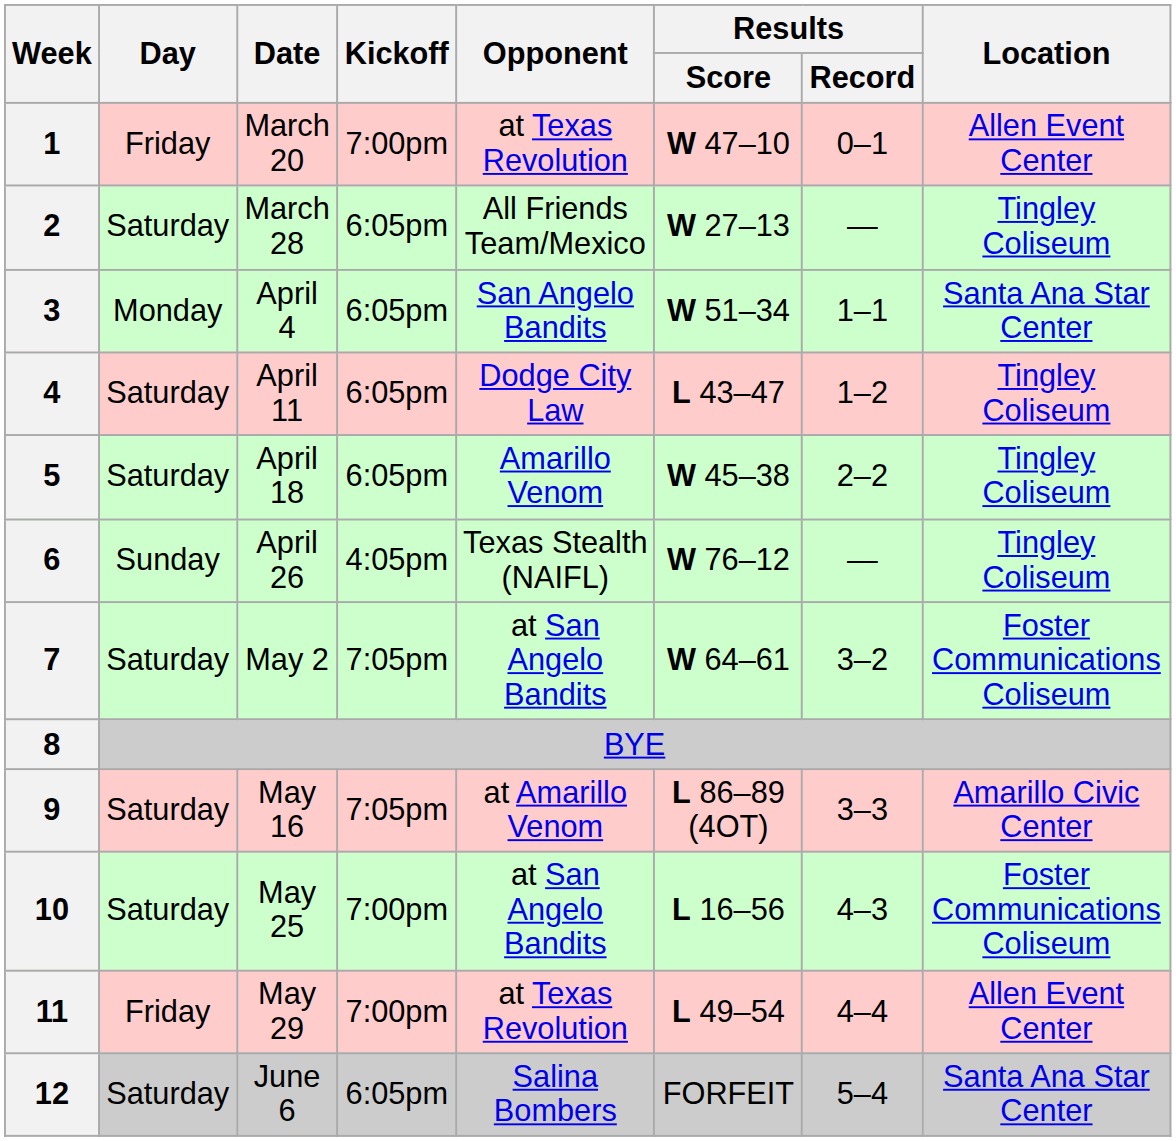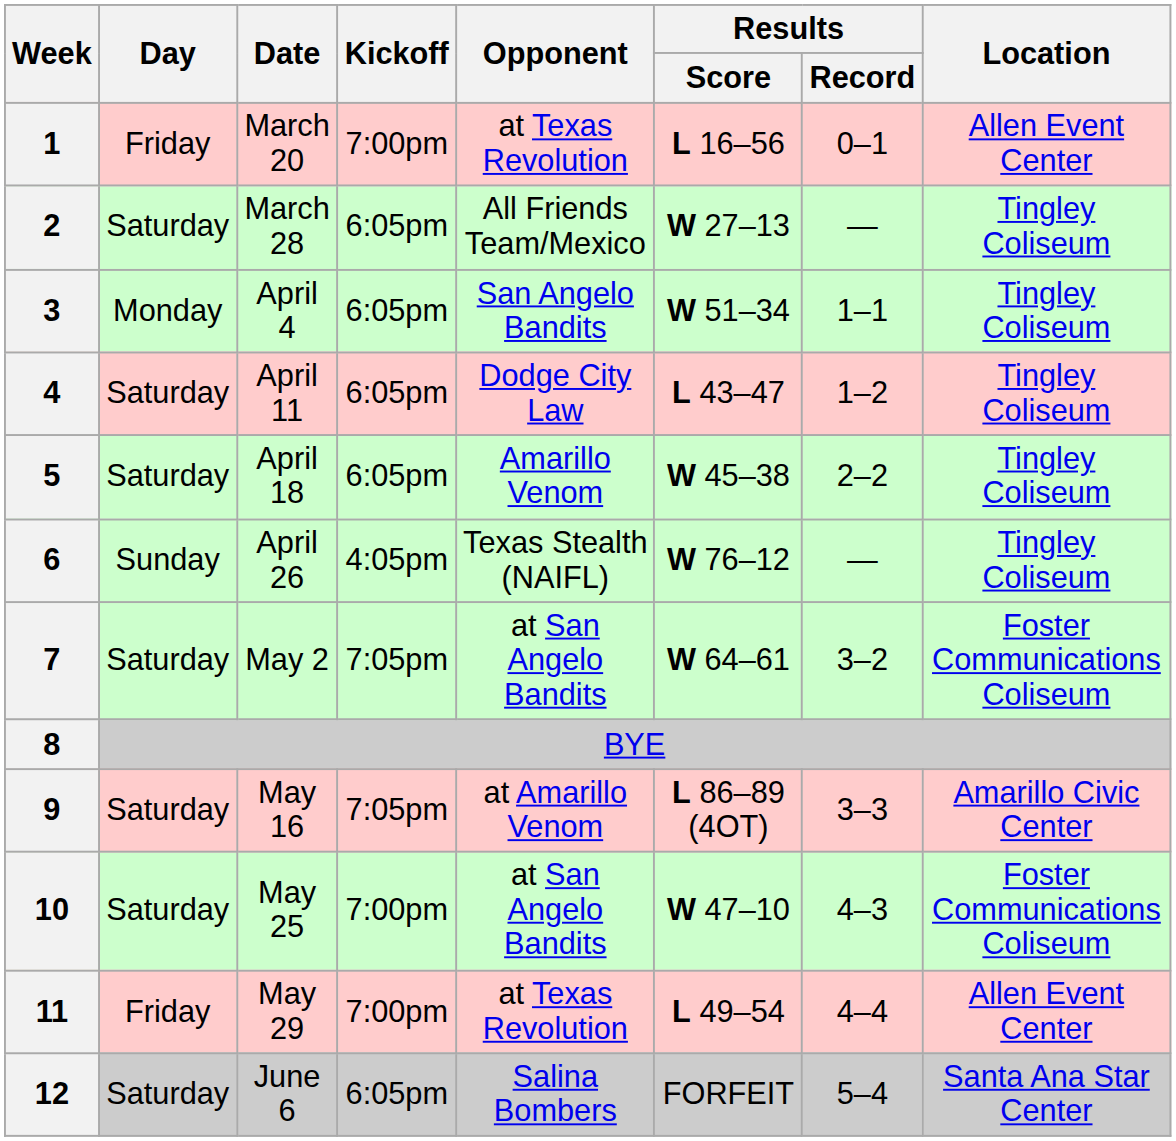(728, 143) W 47–10 -> (728, 143) L 16–56
(1046, 310) Santa Ana Star Center -> (1046, 310) Tingley Coliseum
(728, 910) L 16–56 -> (728, 910) W 47–10
